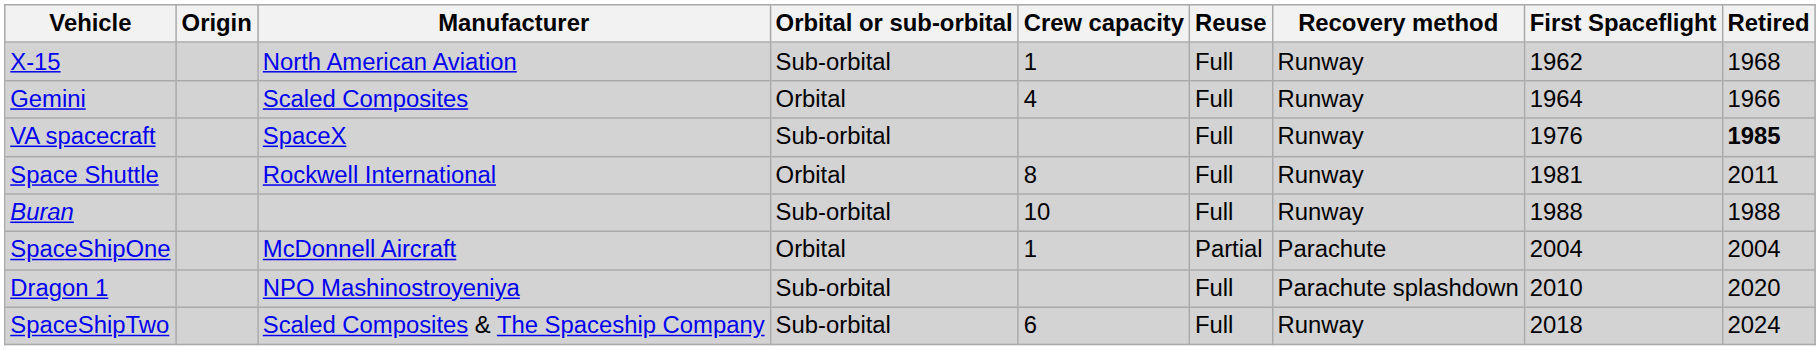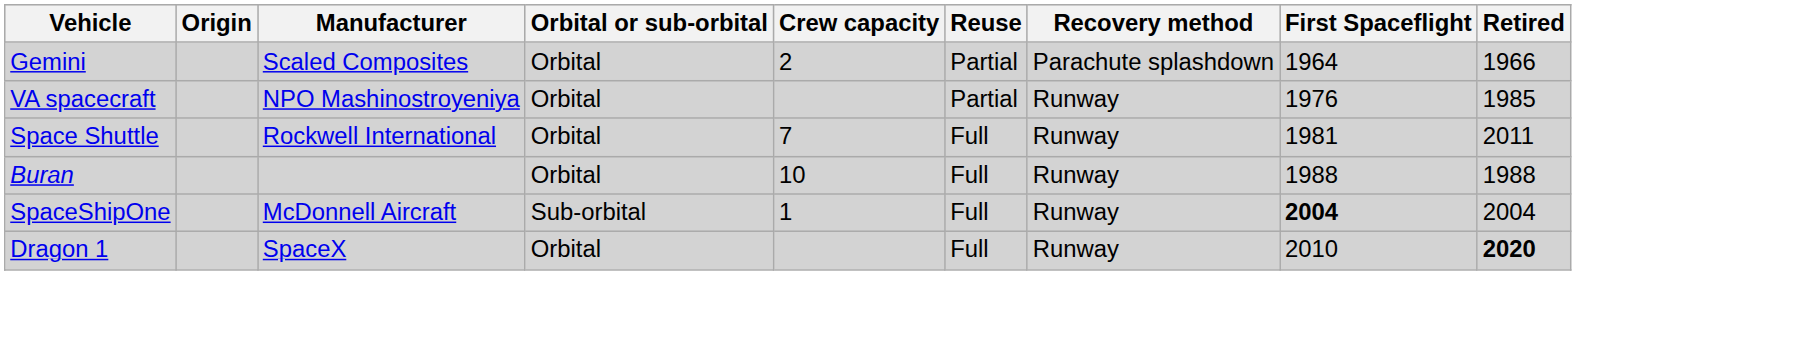- row: (35, 61)
(1030, 99) 4 -> (786, 61) 2
(1214, 99) Full -> (984, 61) Partial
(1321, 99) Runway -> (1153, 61) Parachute splashdown
(305, 136) SpaceX -> (391, 99) NPO Mashinostroyeniya
(833, 136) Sub-orbital -> (566, 99) Orbital
(1214, 136) Full -> (984, 99) Partial
(1754, 136) bold -> (1509, 99) normal
(1030, 174) 8 -> (786, 136) 7
(833, 212) Sub-orbital -> (566, 174) Orbital
(811, 250) Orbital -> (588, 212) Sub-orbital
(1229, 250) Partial -> (969, 212) Full
(1332, 250) Parachute -> (1076, 212) Runway
(1556, 250) normal -> (1312, 212) bold
(391, 288) NPO Mashinostroyeniya -> (305, 250) SpaceX
(833, 288) Sub-orbital -> (566, 250) Orbital
(1398, 288) Parachute splashdown -> (1076, 250) Runway
(1754, 288) normal -> (1509, 250) bold
- row: (90, 325)
